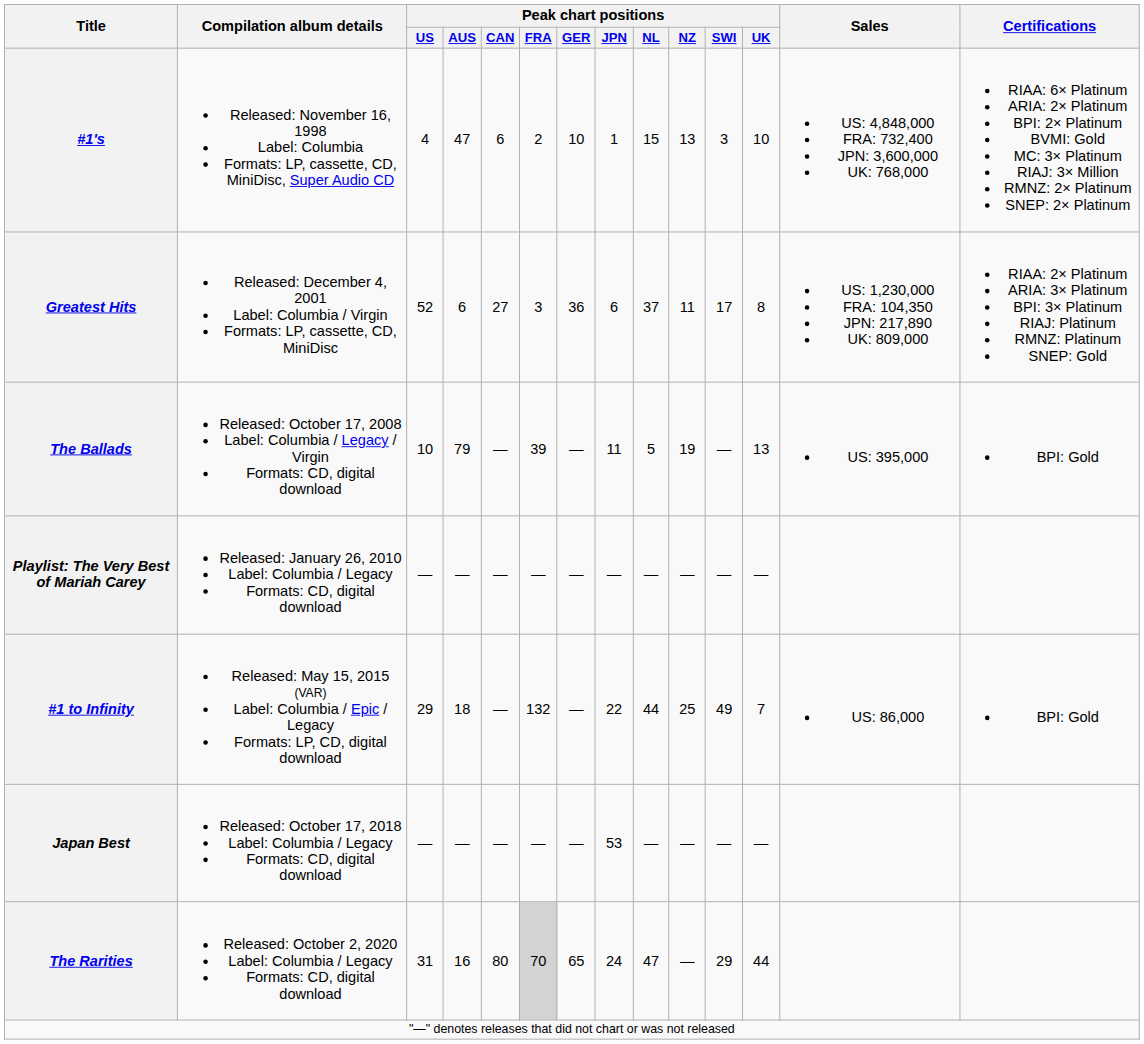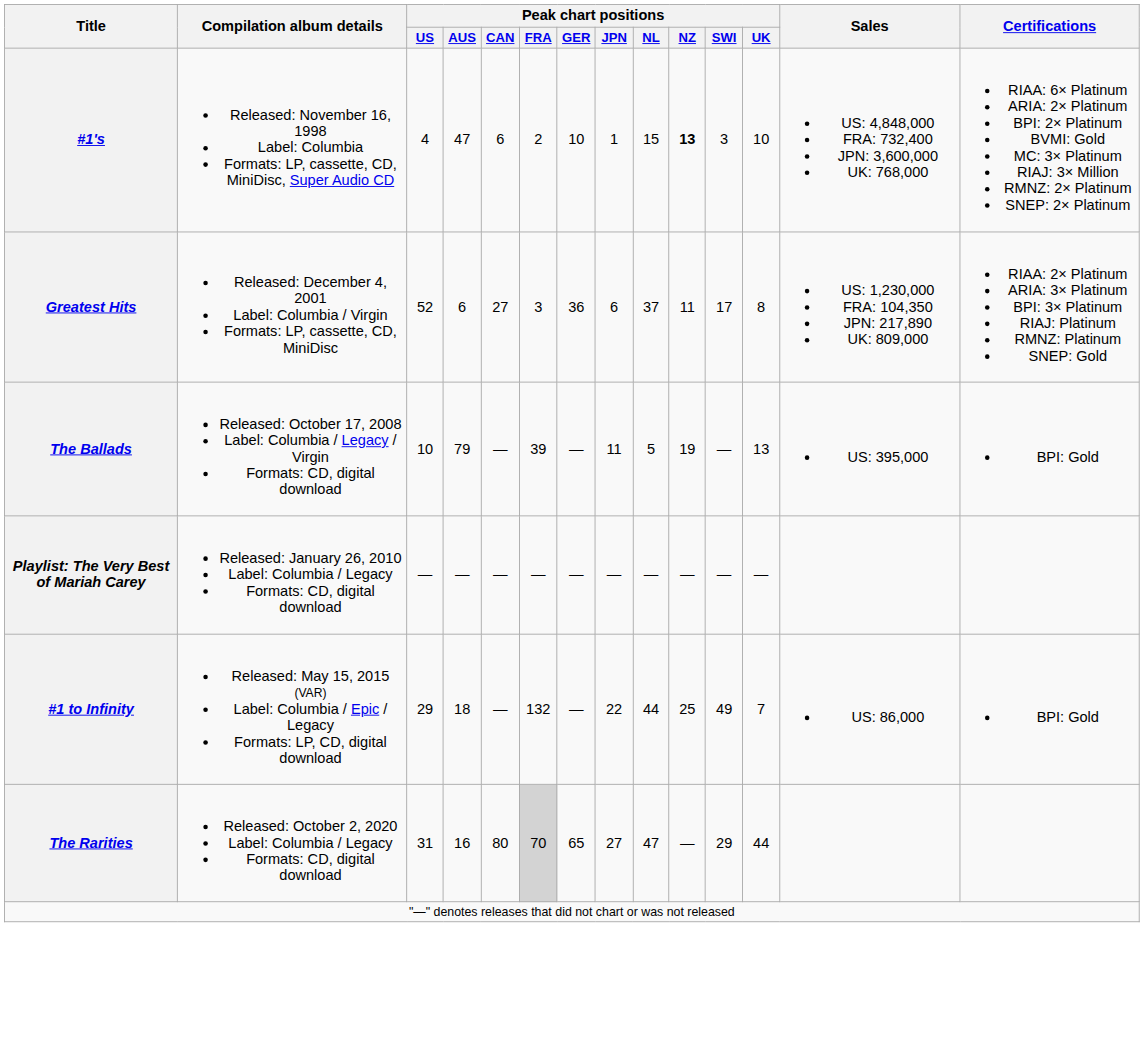(687, 139) normal -> (687, 139) bold
- row: (91, 843)
(614, 960) 24 -> (614, 843) 27
